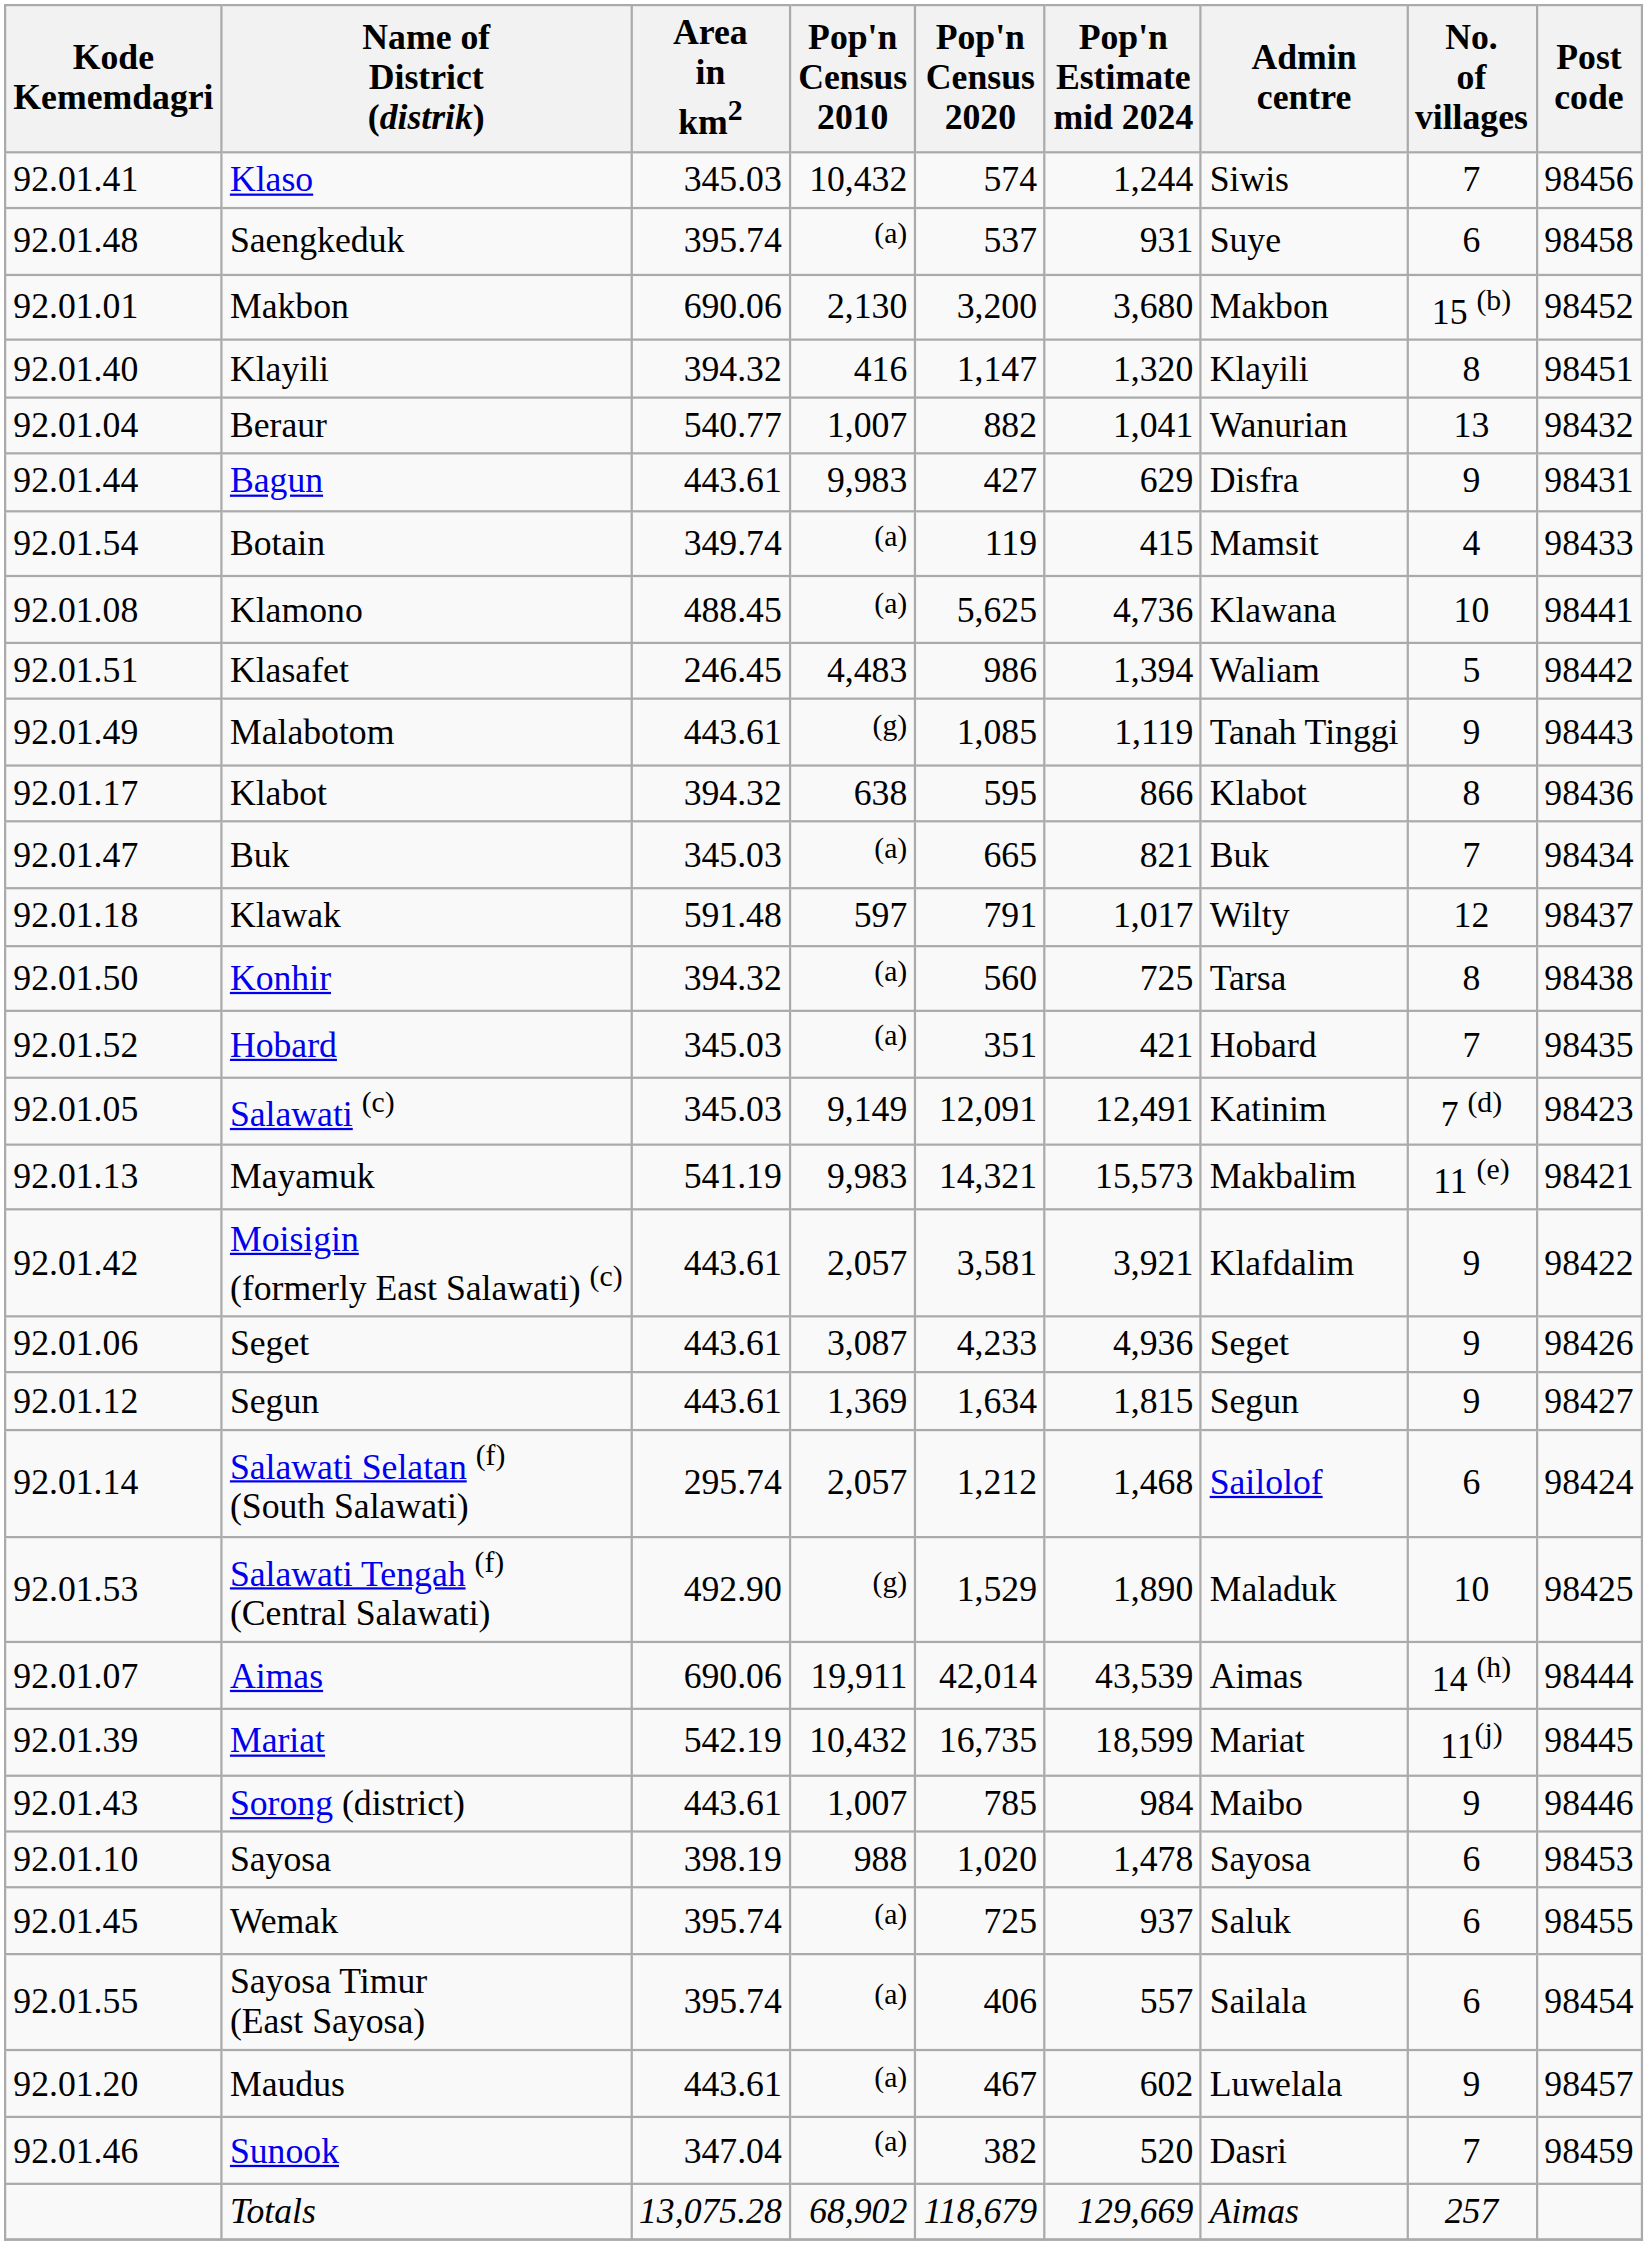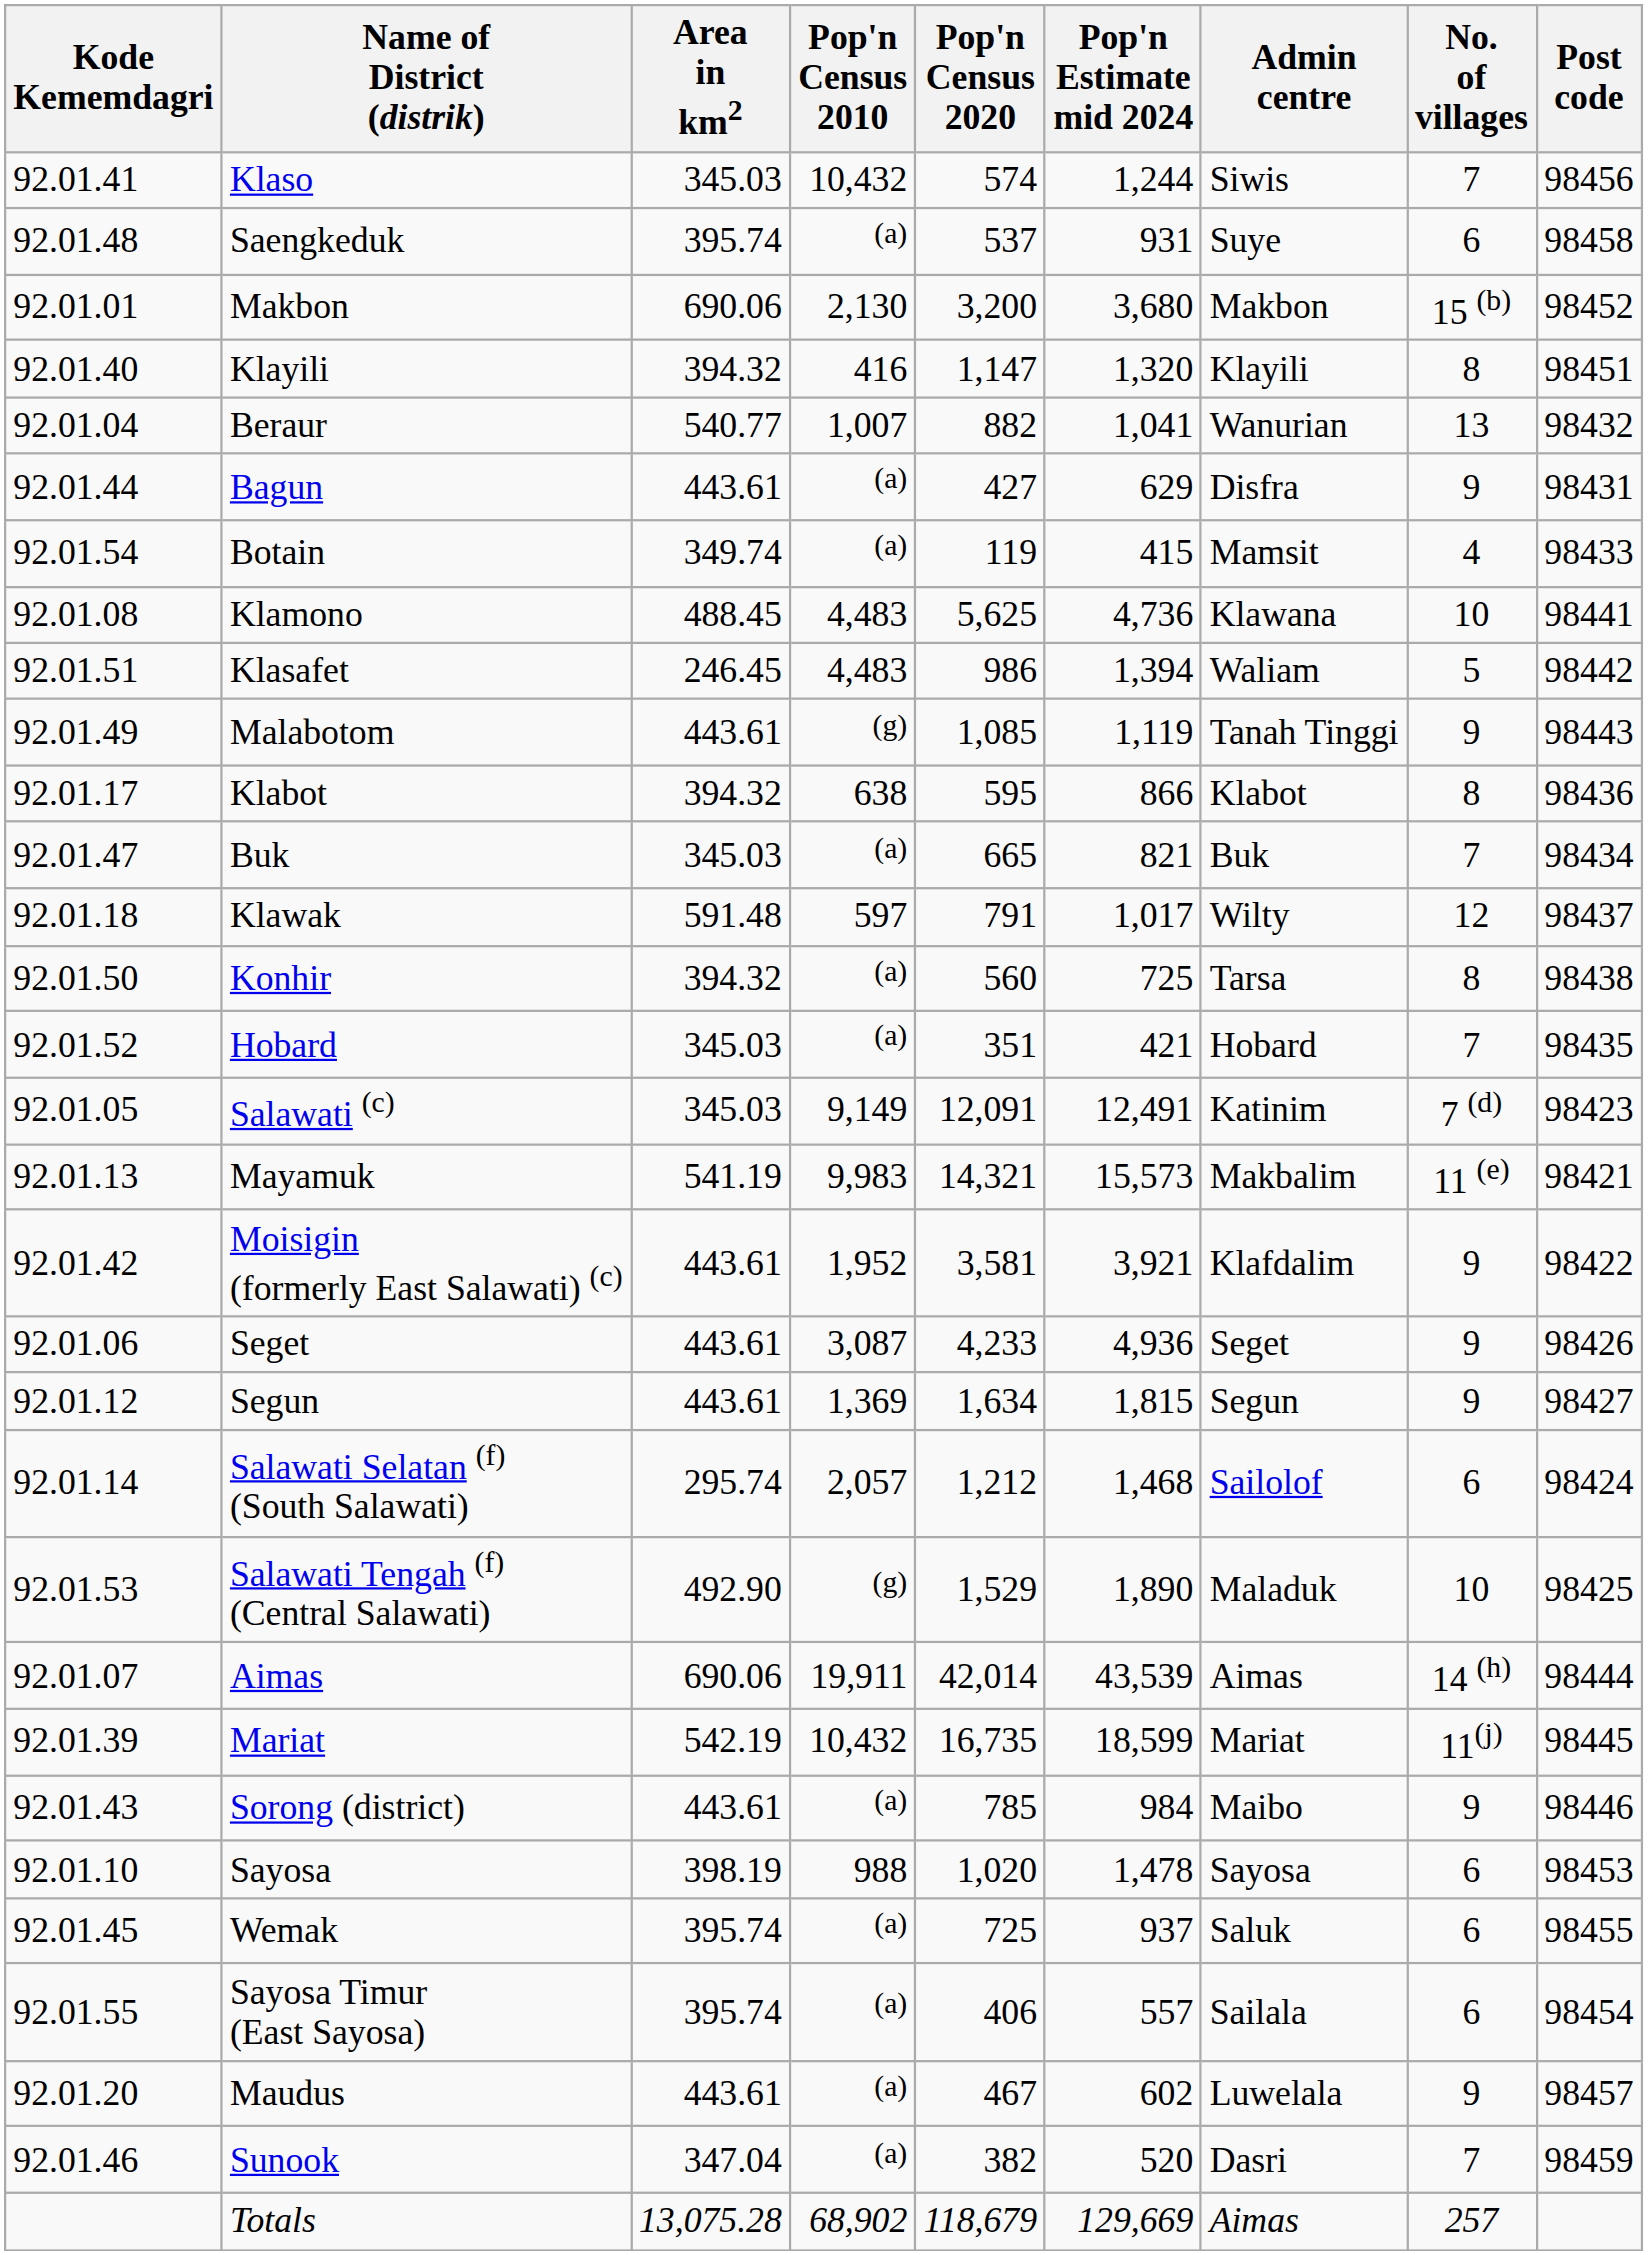(867, 481) 9,983 -> (891, 479) (a)
(891, 602) (a) -> (867, 614) 4,483
(867, 1262) 2,057 -> (867, 1262) 1,952
(867, 1802) 1,007 -> (891, 1800) (a)
